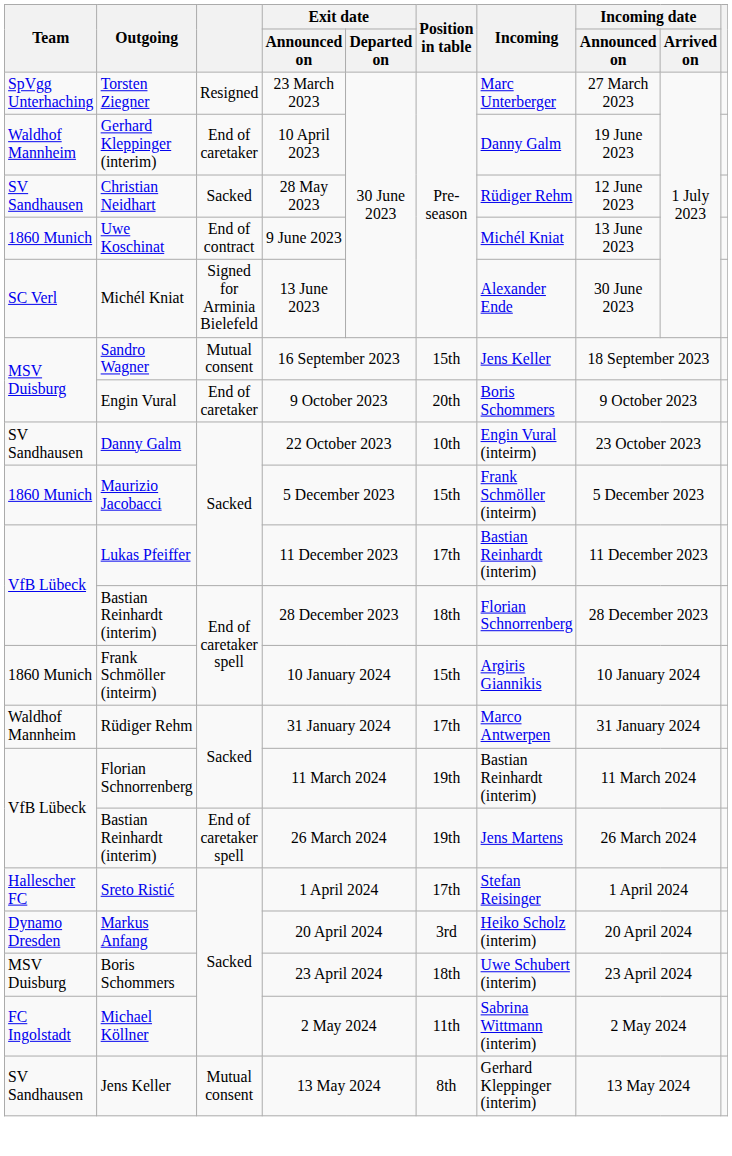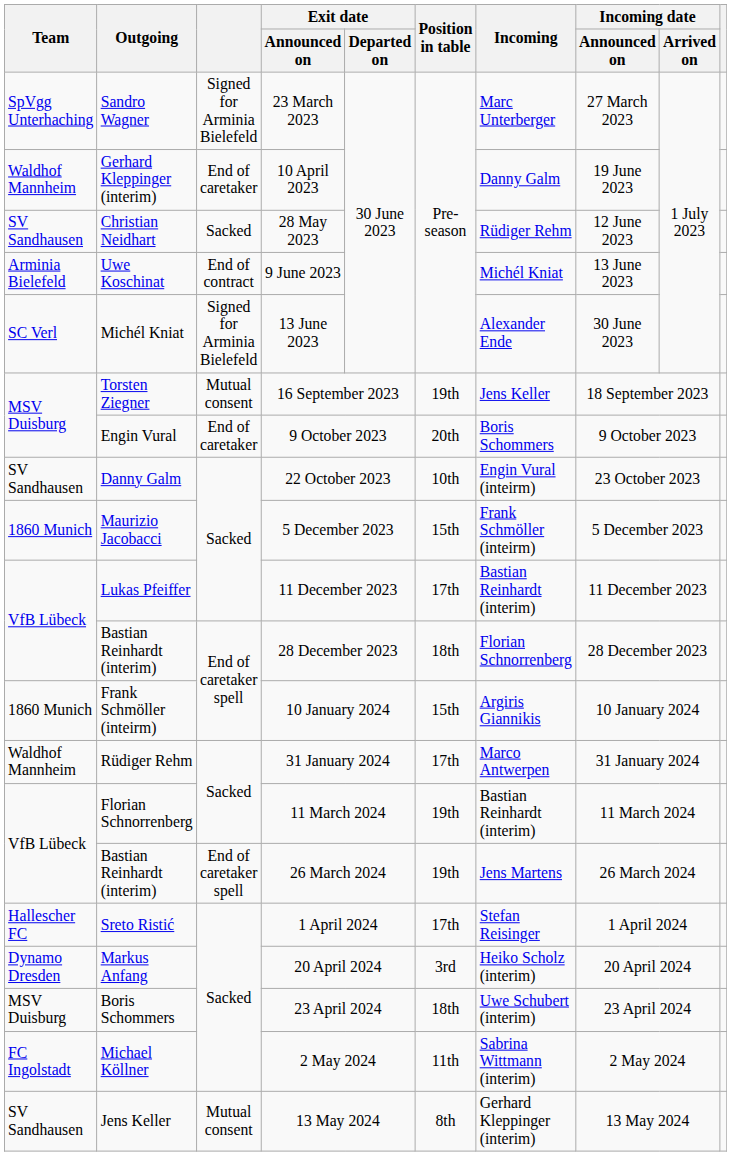(125, 93) Torsten Ziegner -> (125, 110) Sandro Wagner
(229, 93) Resigned -> (229, 110) Signed for Arminia Bielefeld
(50, 238) 1860 Munich -> (37, 273) Arminia Bielefeld
(125, 358) Sandro Wagner -> (125, 393) Torsten Ziegner
(446, 358) 15th -> (445, 393) 19th
